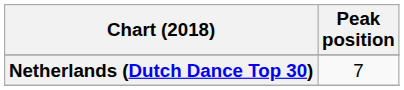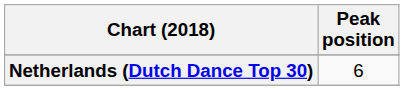(358, 70) 7 -> (358, 70) 6
